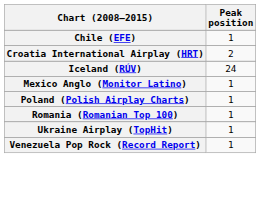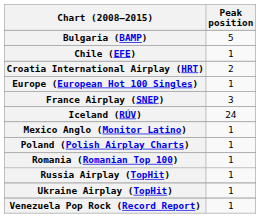+ row: (105, 38)
+ row: (105, 84)
+ row: (105, 99)
+ row: (105, 175)
